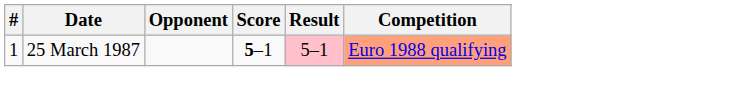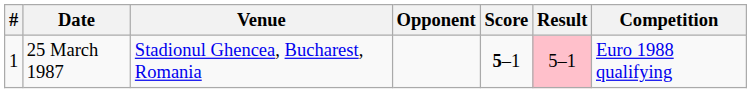+ column: (261, 19)
(427, 50) lightsalmon background -> (635, 61) no background
